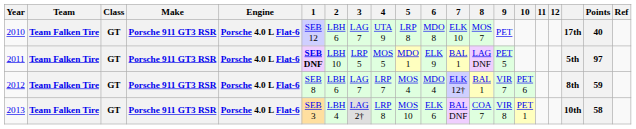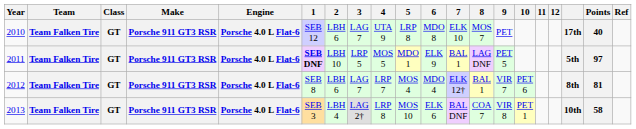(598, 85) 59 -> (598, 85) 81
